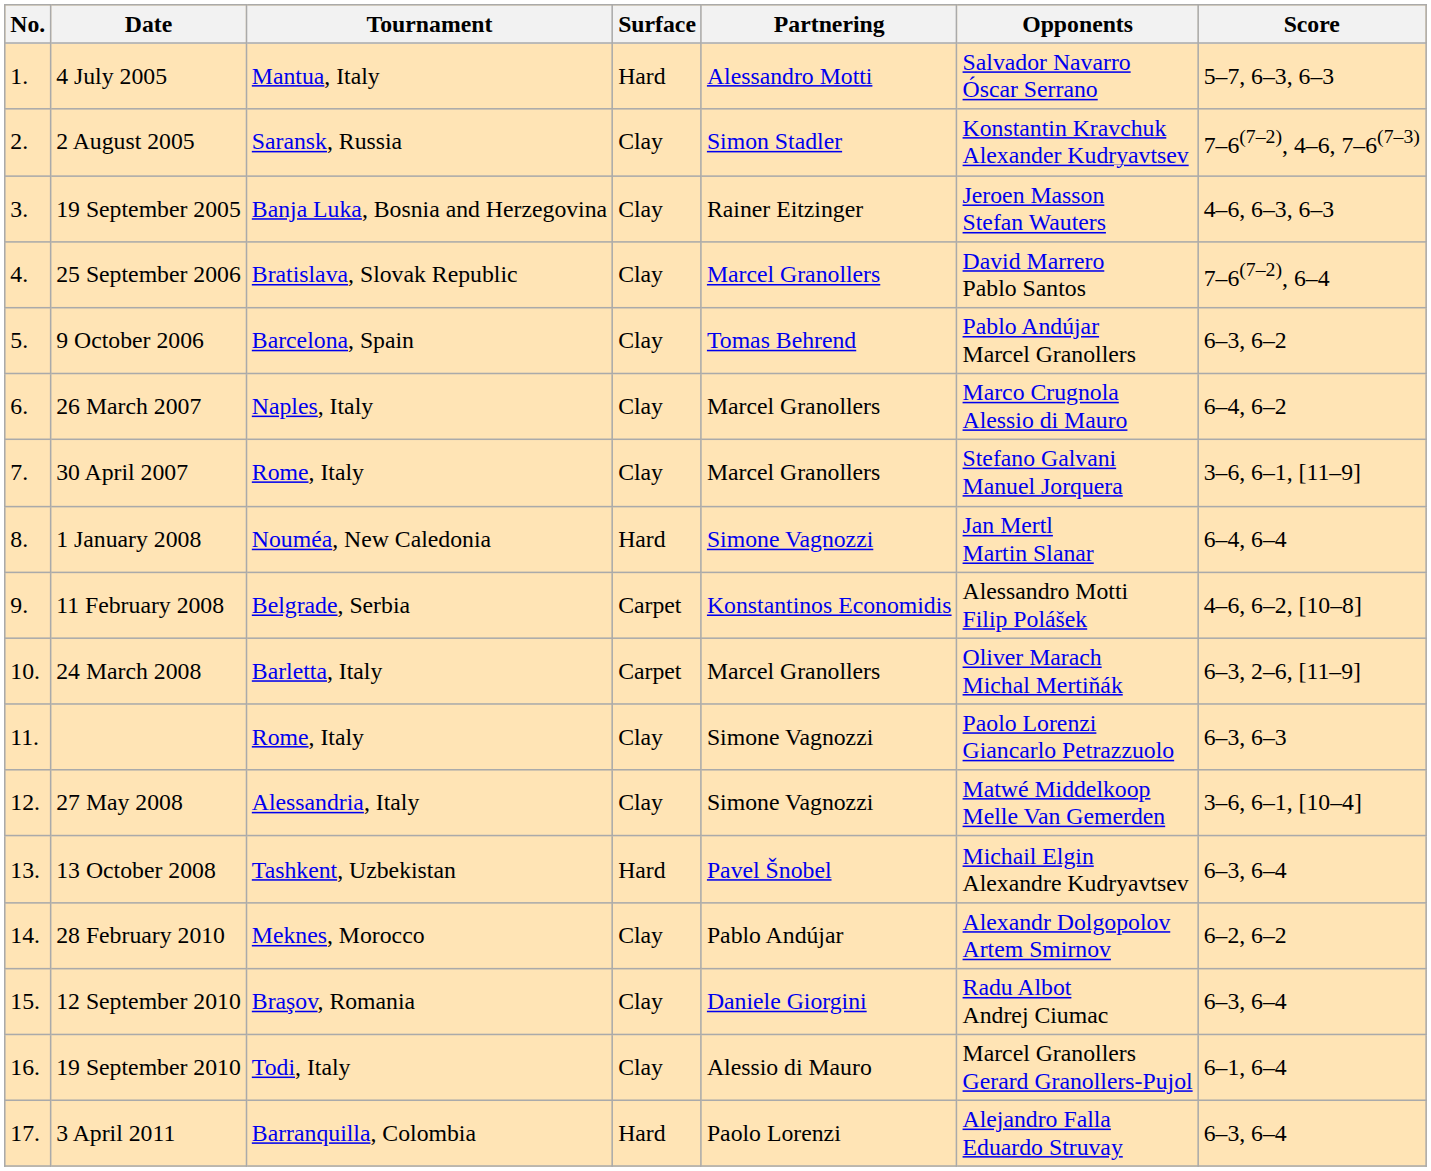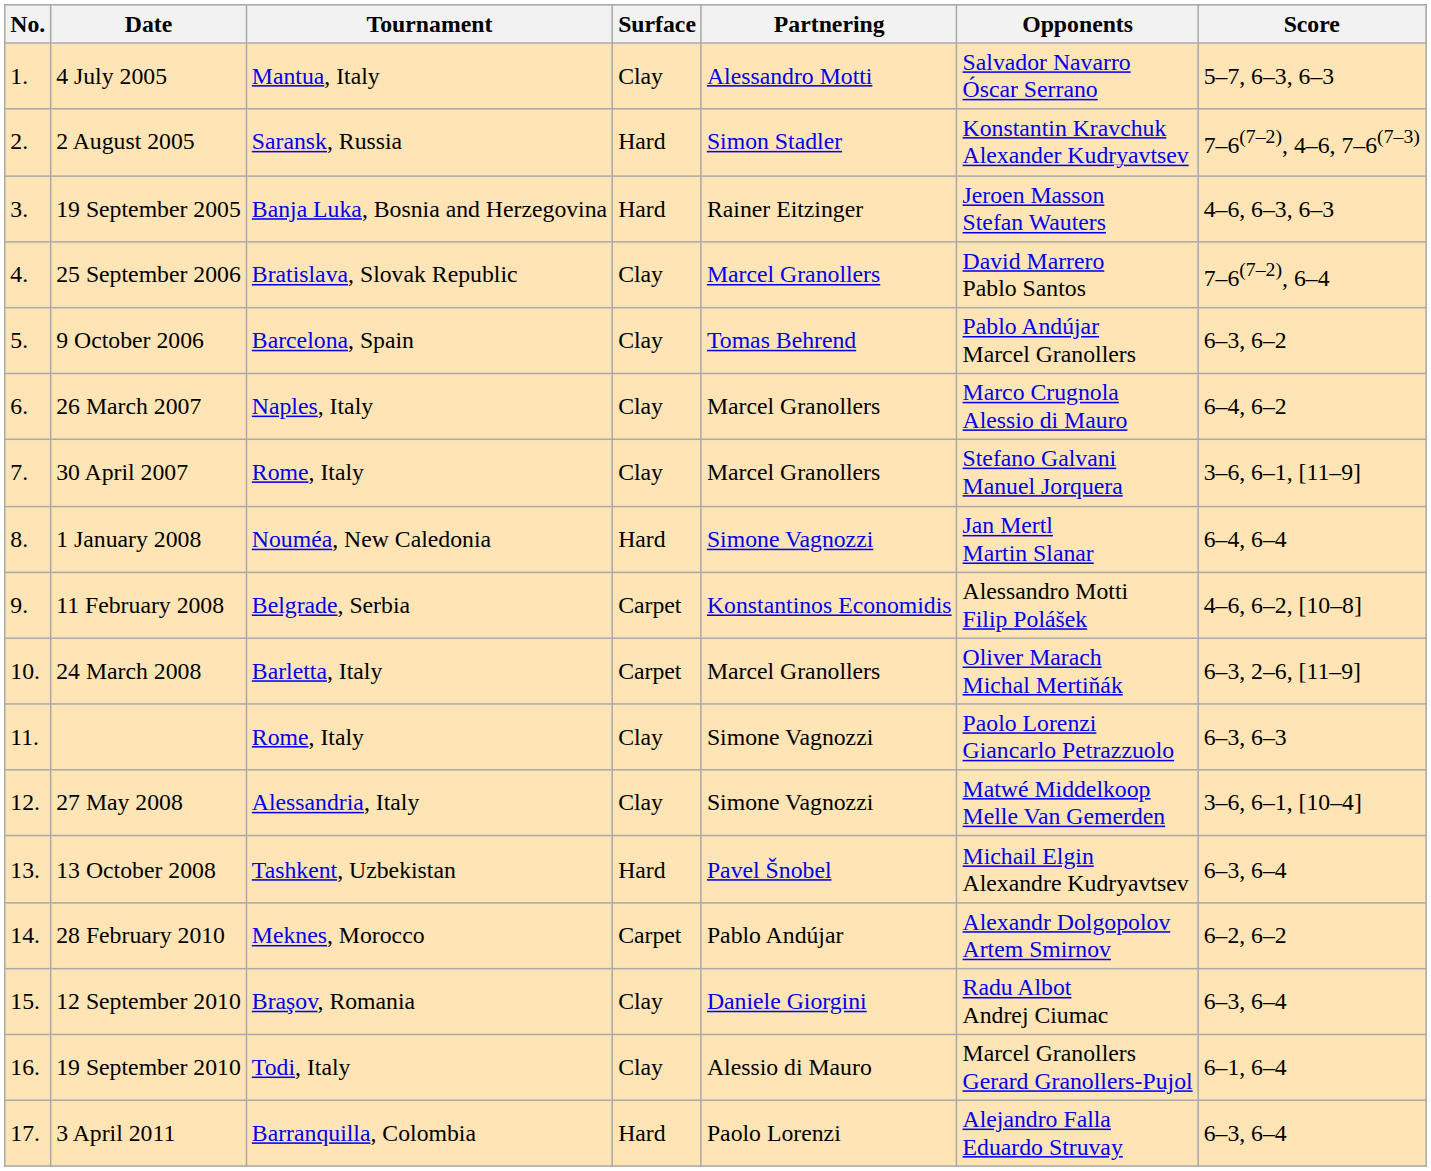(642, 75) Hard -> (641, 75) Clay
(641, 141) Clay -> (642, 141) Hard
(641, 207) Clay -> (642, 207) Hard
(641, 934) Clay -> (650, 934) Carpet
